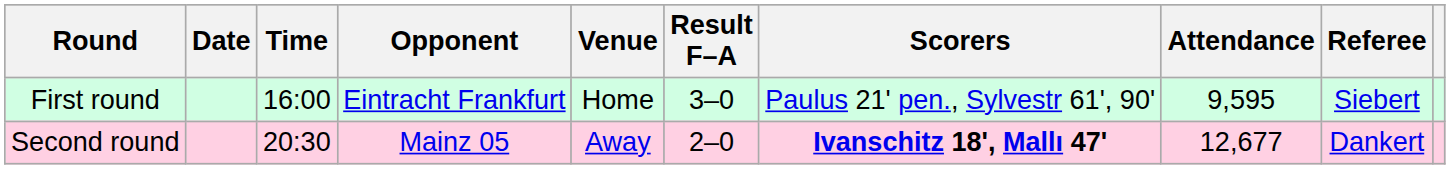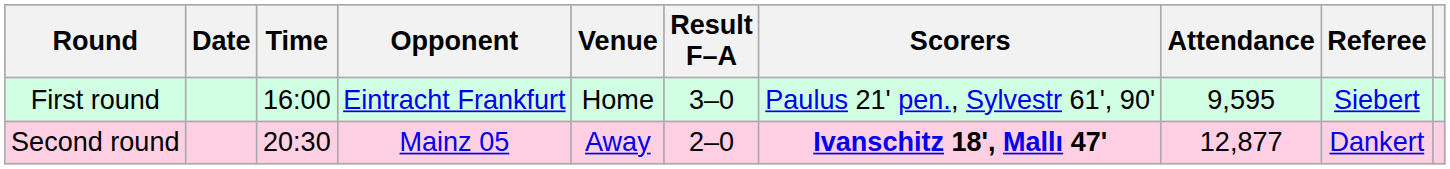(1241, 142) 12,677 -> (1241, 142) 12,877
